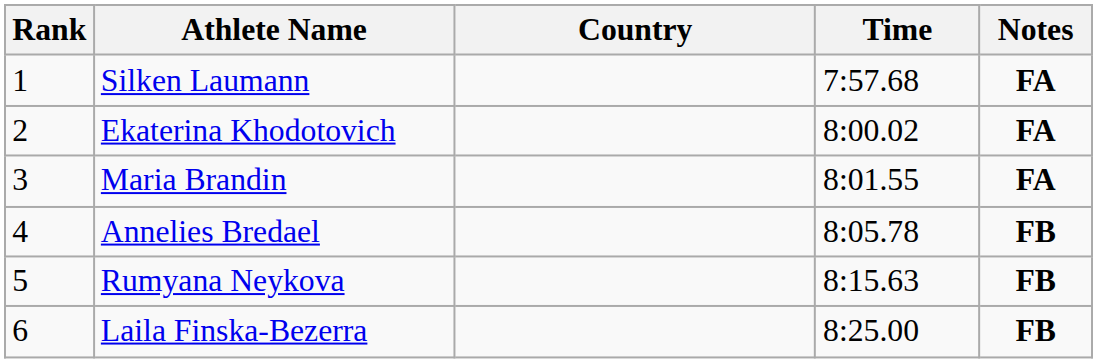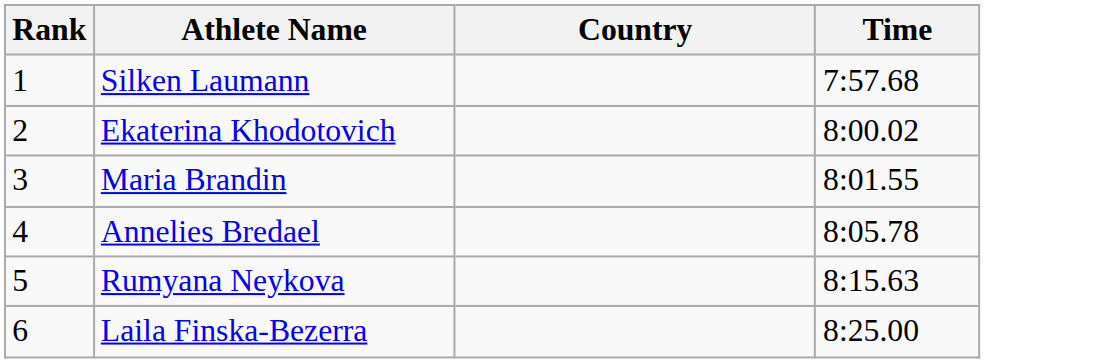- column: (1036, 29)
